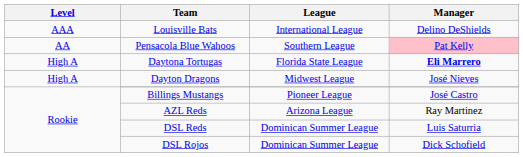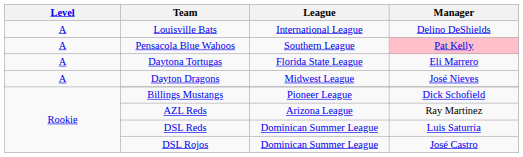(63, 29) AAA -> (63, 29) A
(63, 45) AA -> (63, 45) A
(63, 62) High A -> (63, 62) A
(454, 62) bold -> (454, 62) normal
(63, 78) High A -> (63, 78) A
(454, 95) José Castro -> (454, 95) Dick Schofield
(454, 144) Dick Schofield -> (454, 144) José Castro
